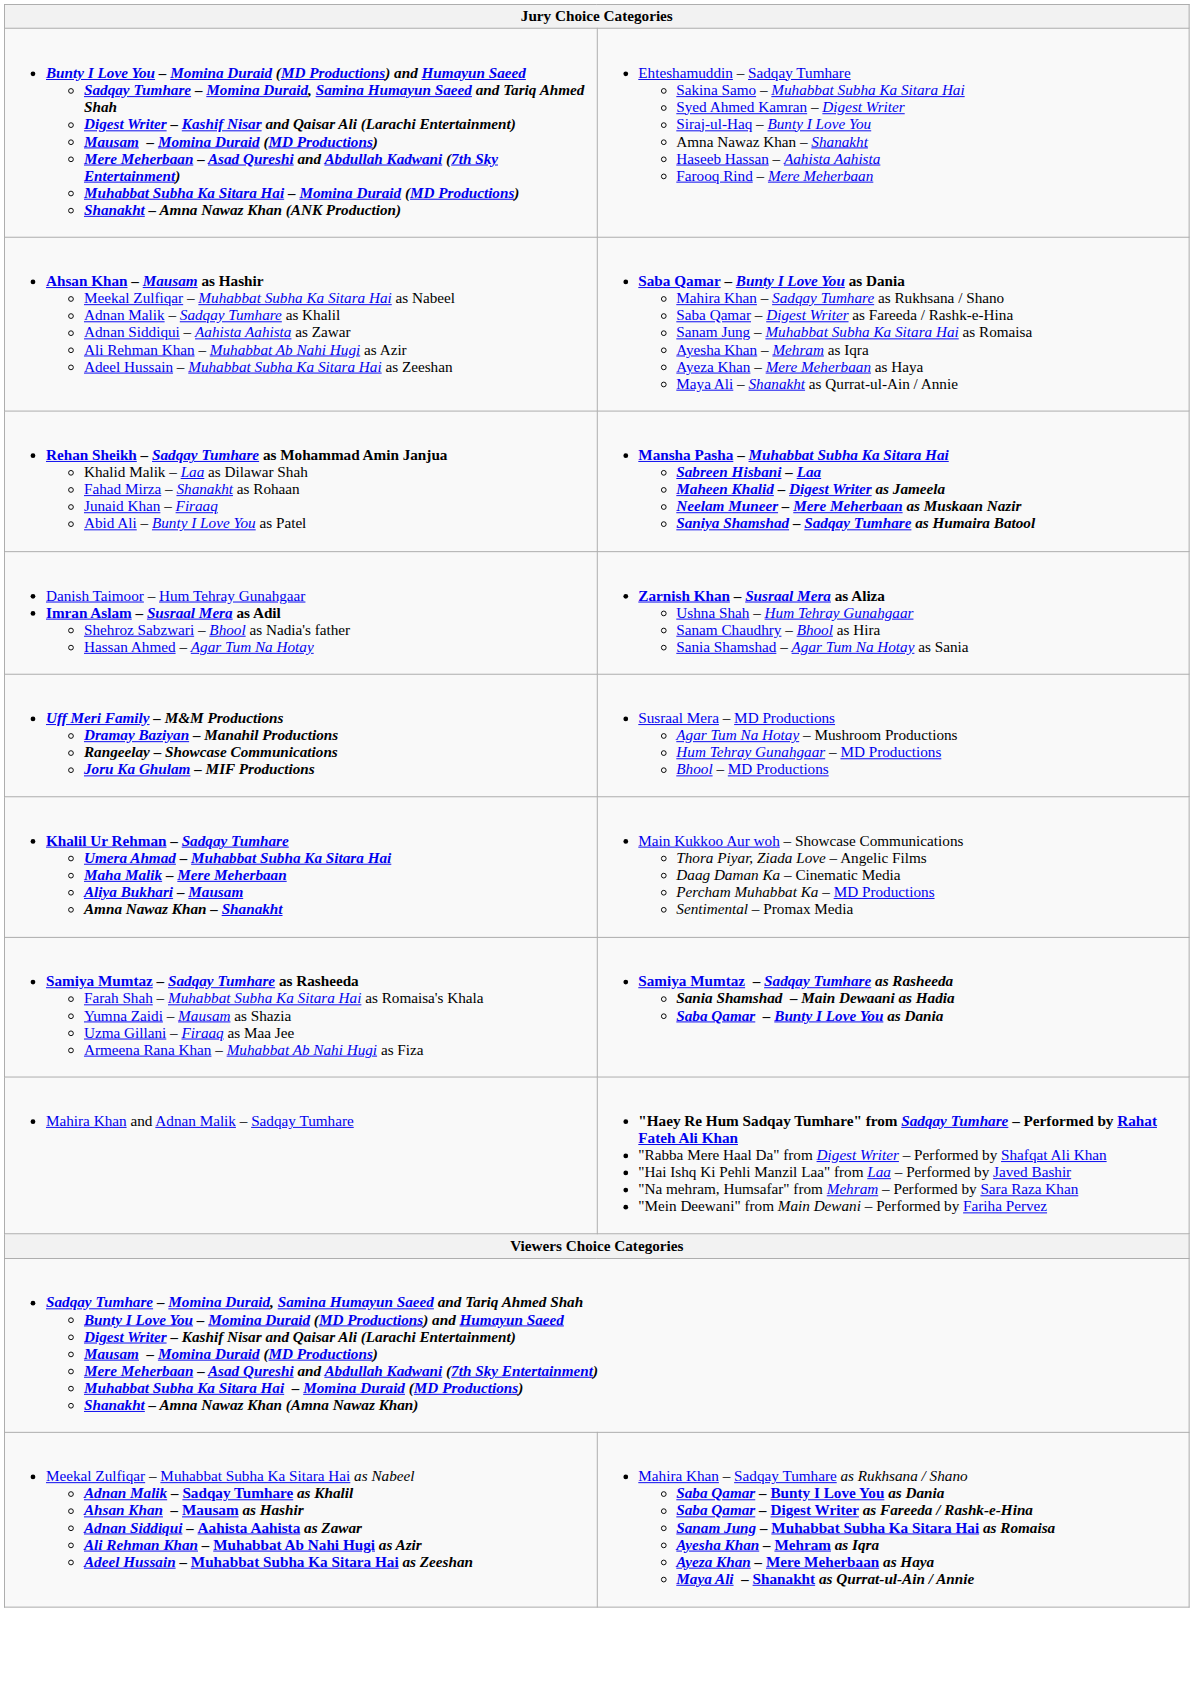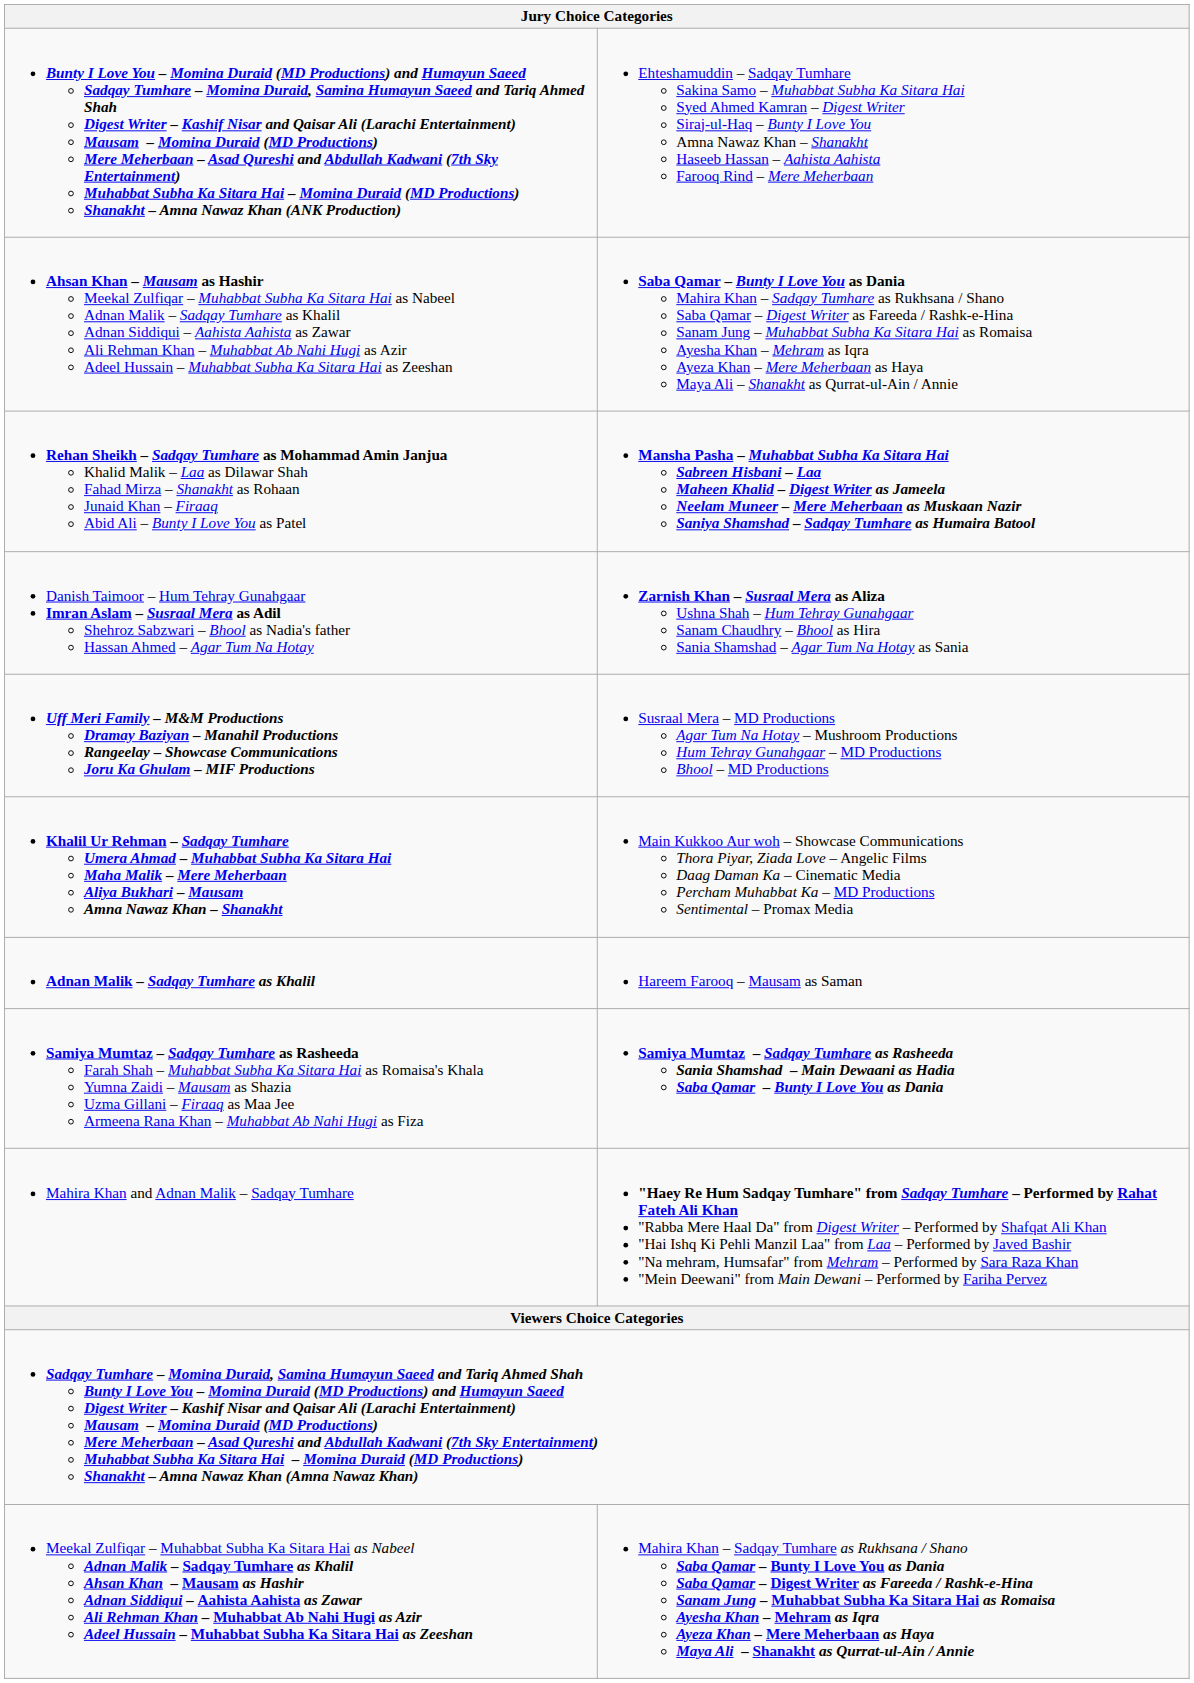+ row: (301, 981)
